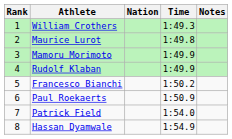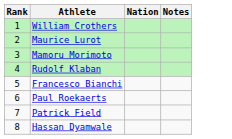- column: (179, 12)
